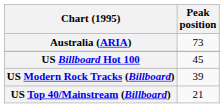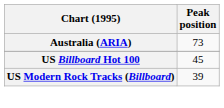- row: (91, 94)
